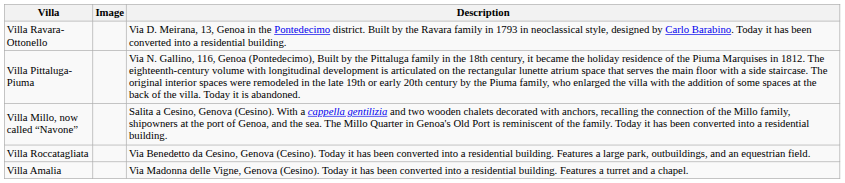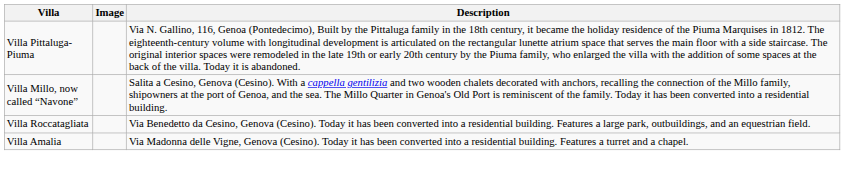- row: (36, 36)
